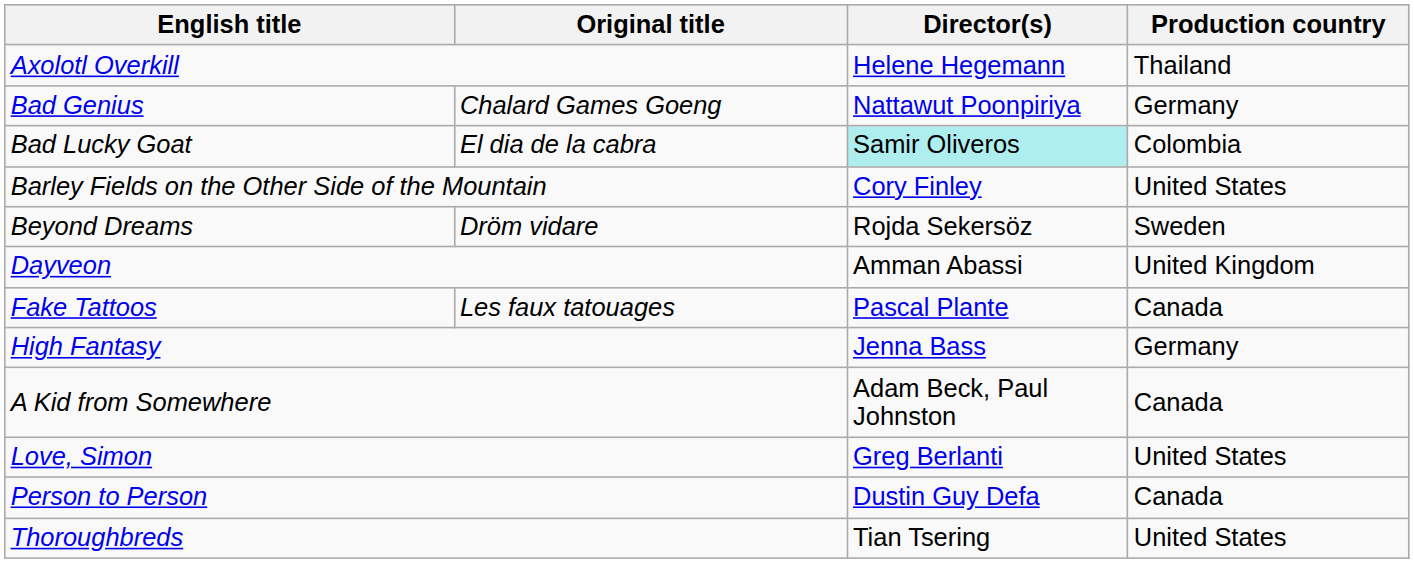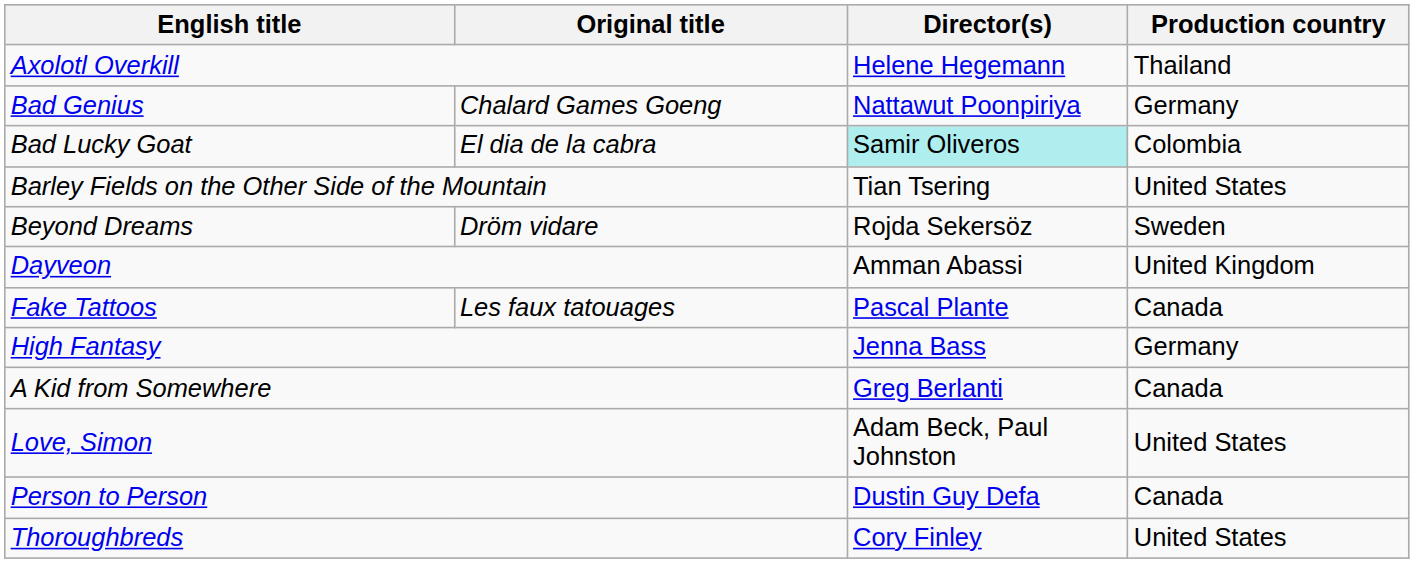(917, 186) Cory Finley -> (922, 186) Tian Tsering
(951, 402) Adam Beck, Paul Johnston -> (928, 387) Greg Berlanti
(928, 456) Greg Berlanti -> (951, 442) Adam Beck, Paul Johnston
(922, 537) Tian Tsering -> (917, 537) Cory Finley
